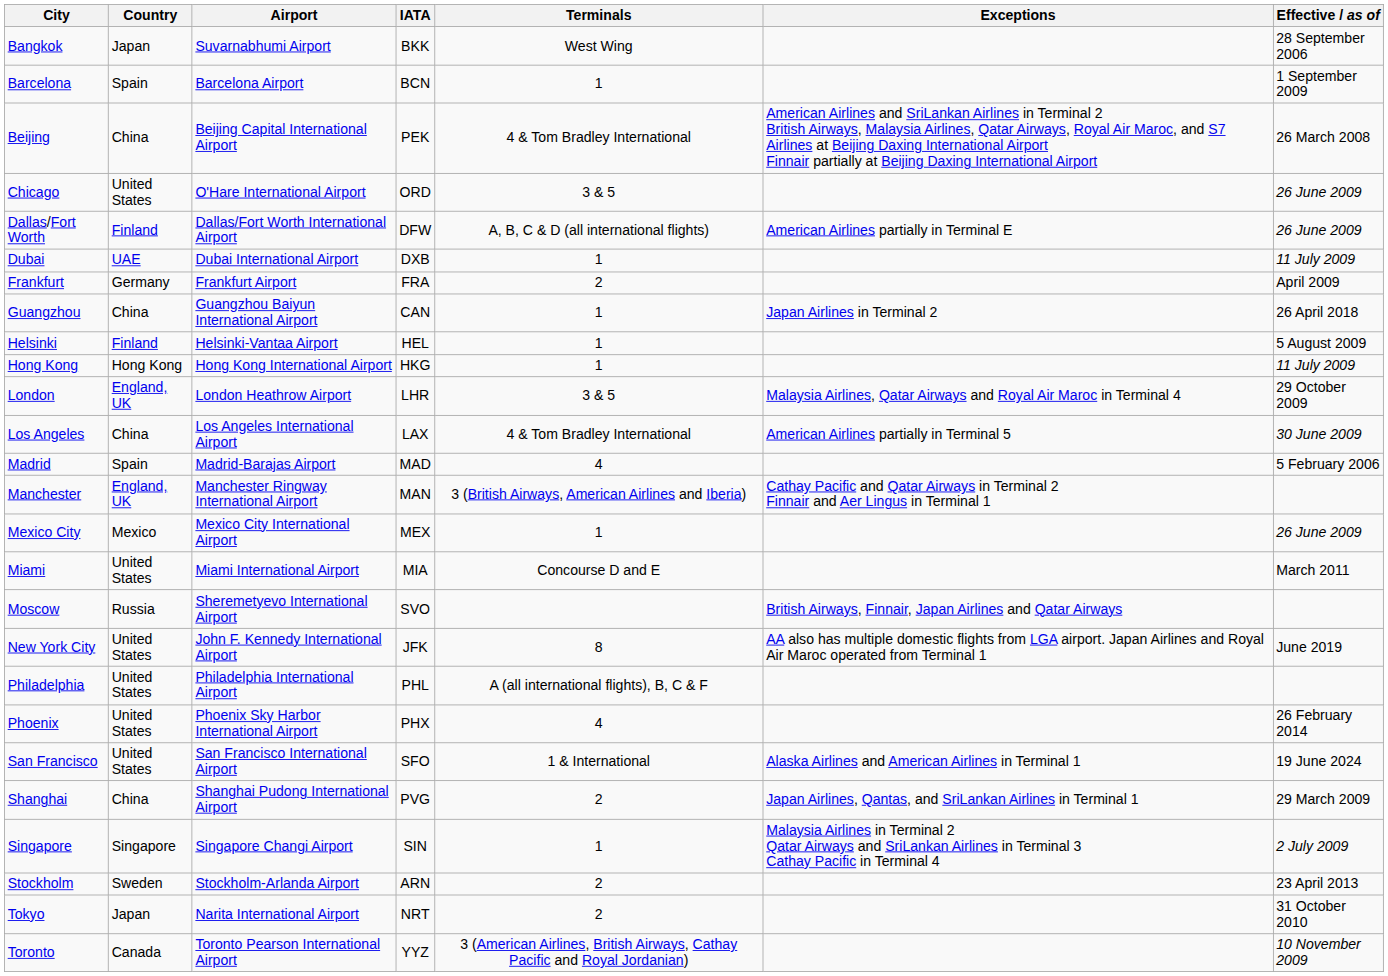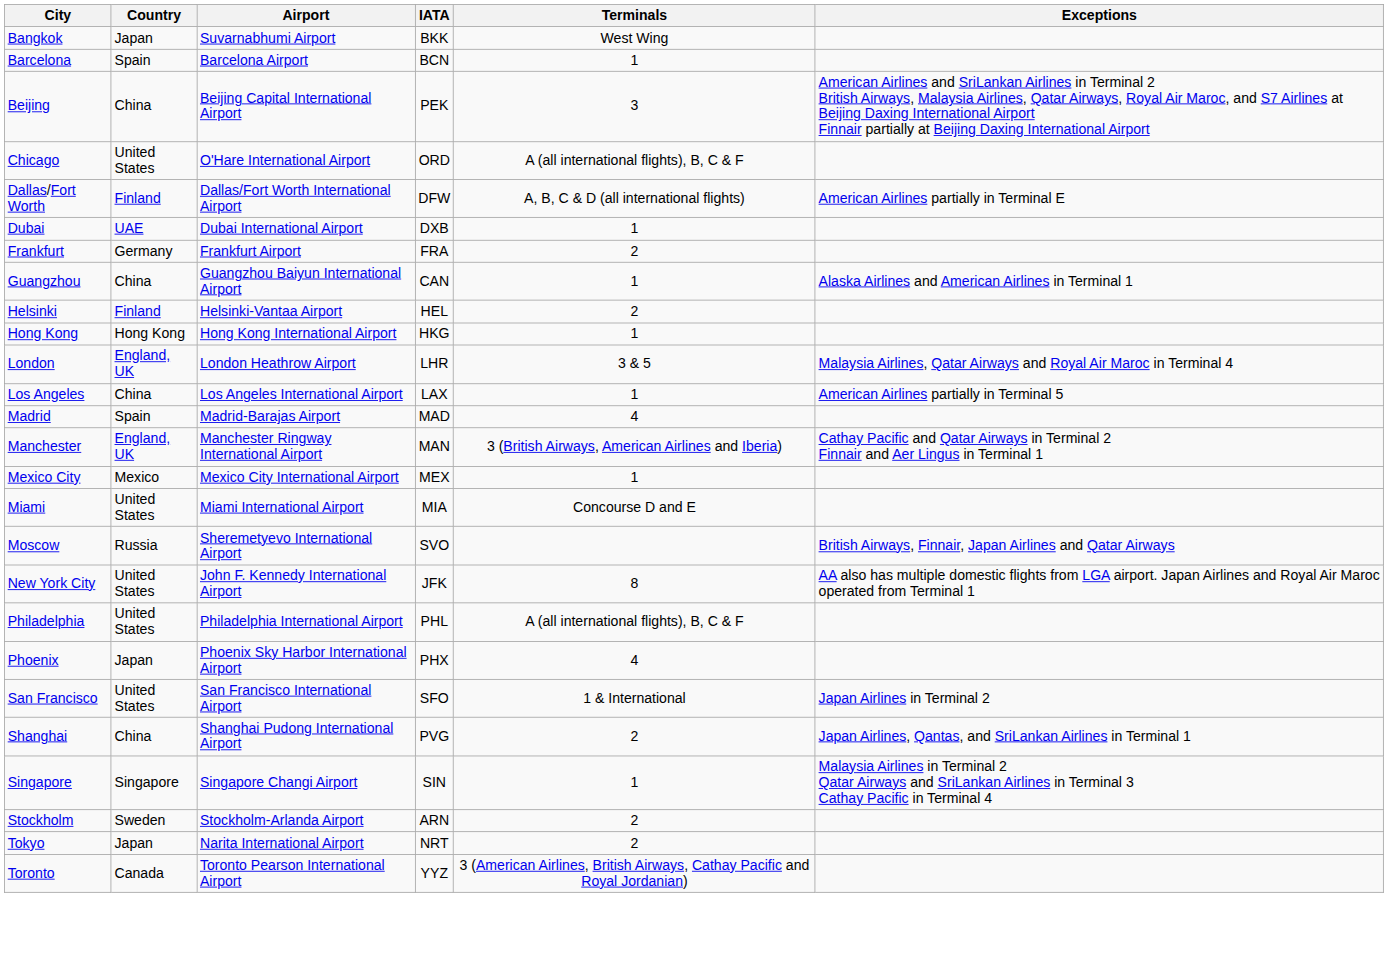- column: (1328, 15)
(599, 138) 4 & Tom Bradley International -> (634, 106) 3
(599, 192) 3 & 5 -> (634, 160) A (all international flights), B, C & F
(852, 313) Japan Airlines in Terminal 2 -> (976, 281) Alaska Airlines and American Airlines in Terminal 1
(599, 343) 1 -> (634, 311) 2
(599, 434) 4 & Tom Bradley International -> (634, 394) 1
(132, 723) United States -> (134, 660) Japan
(923, 761) Alaska Airlines and American Airlines in Terminal 1 -> (904, 698) Japan Airlines in Terminal 2
